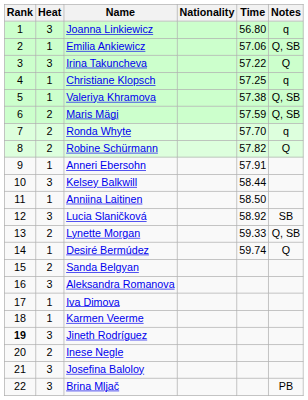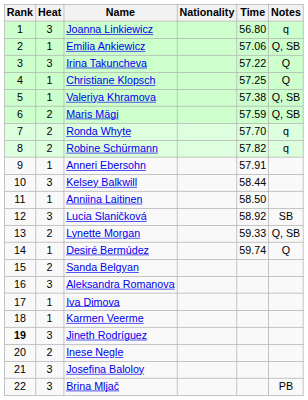(286, 81) q -> (286, 81) Q
(286, 149) Q -> (286, 149) q
